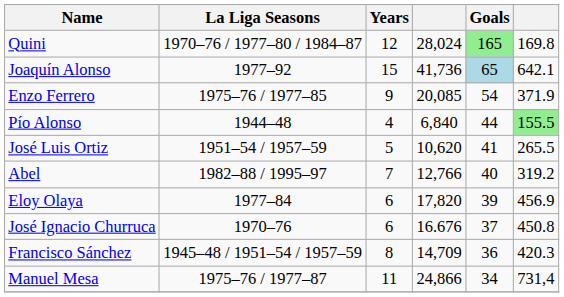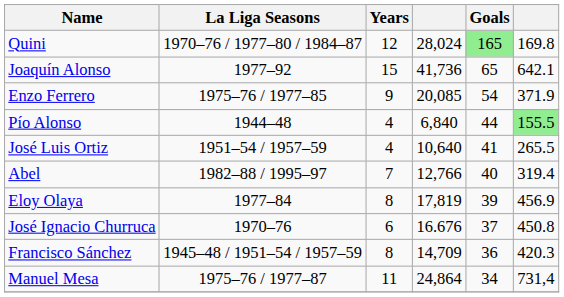(490, 69) lightblue background -> (490, 69) no background
(389, 148) 5 -> (389, 148) 4
(439, 148) 10,620 -> (439, 148) 10,640
(536, 174) 319.2 -> (536, 174) 319.4
(389, 200) 6 -> (389, 200) 8
(439, 200) 17,820 -> (439, 200) 17,819
(439, 278) 24,866 -> (439, 278) 24,864
